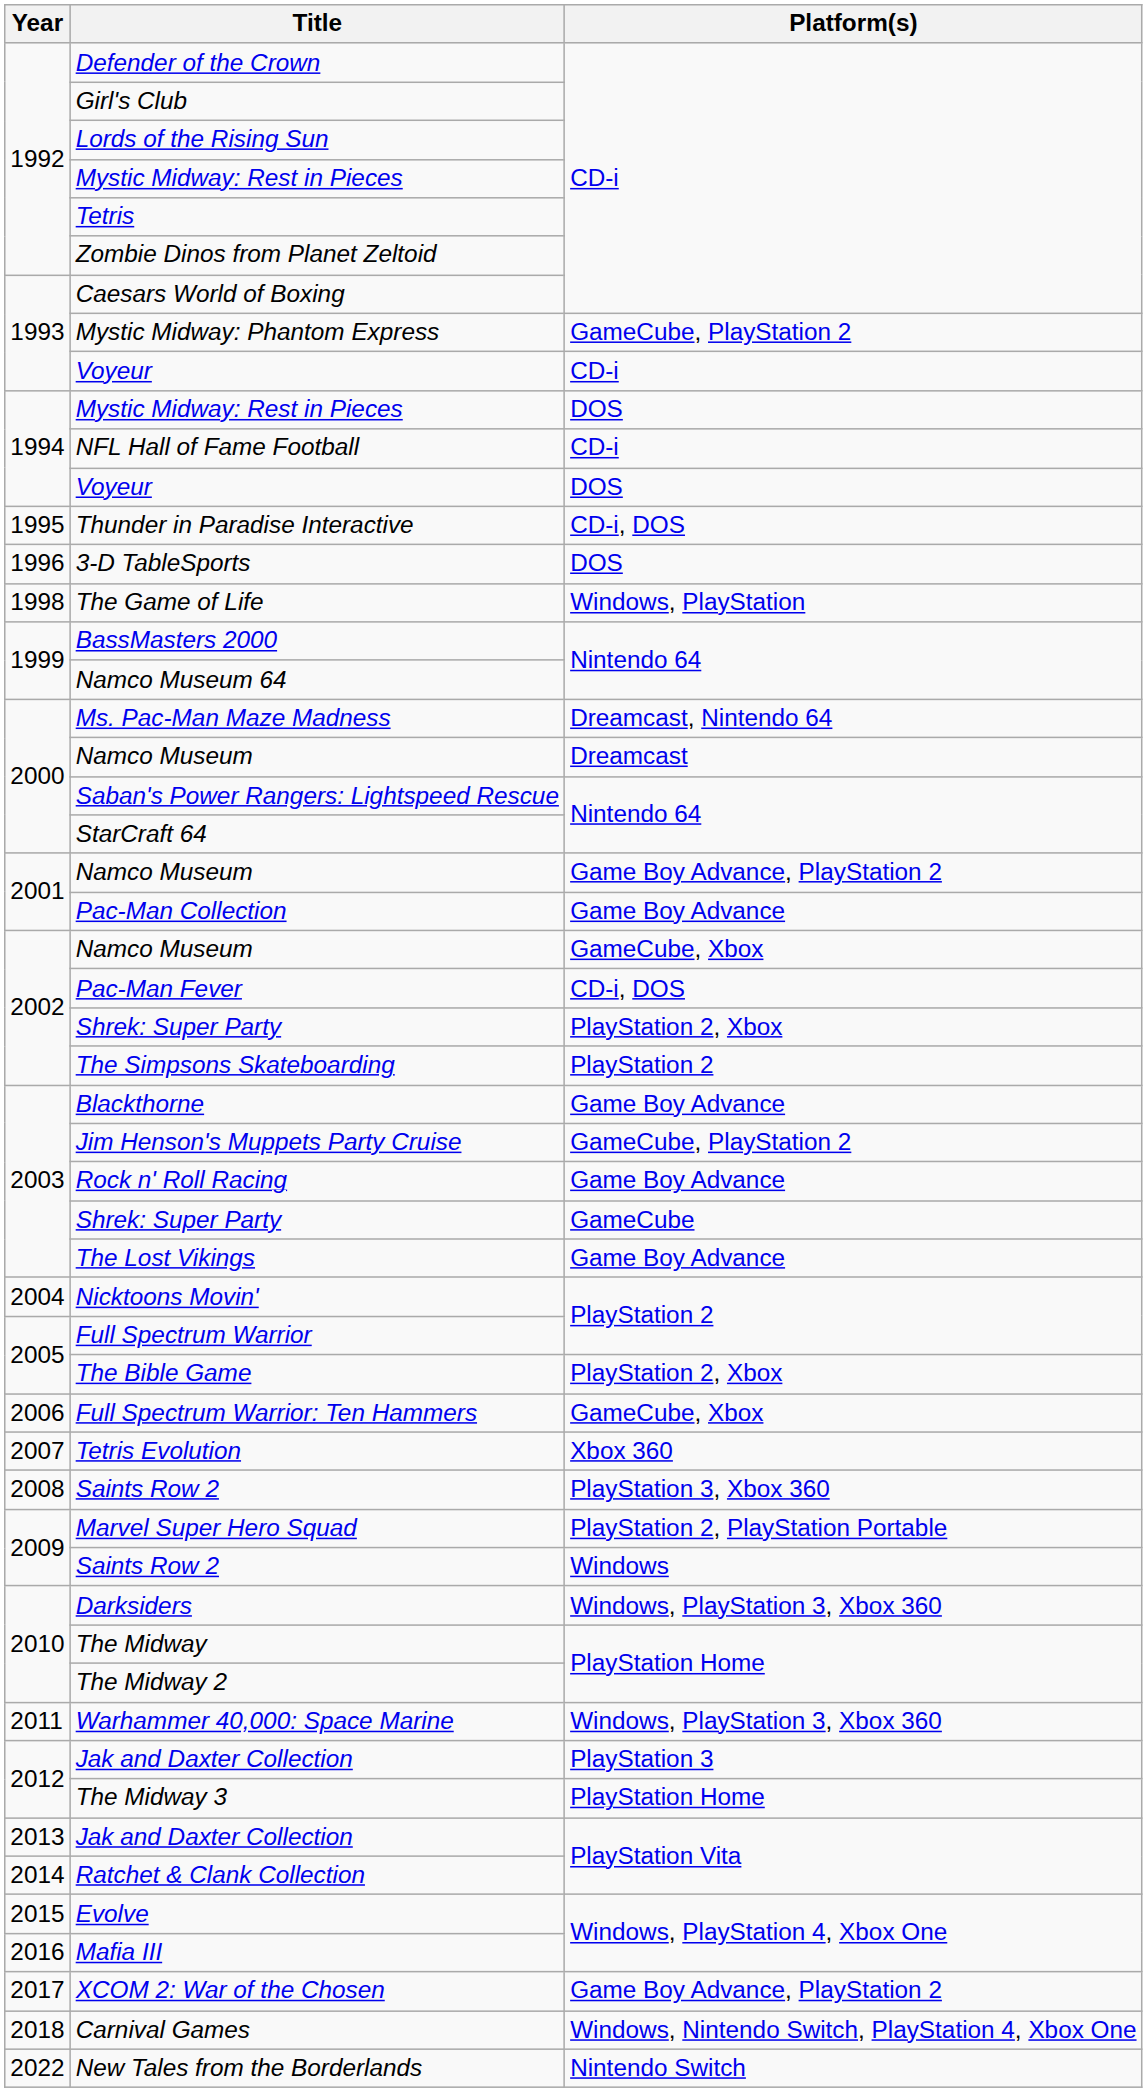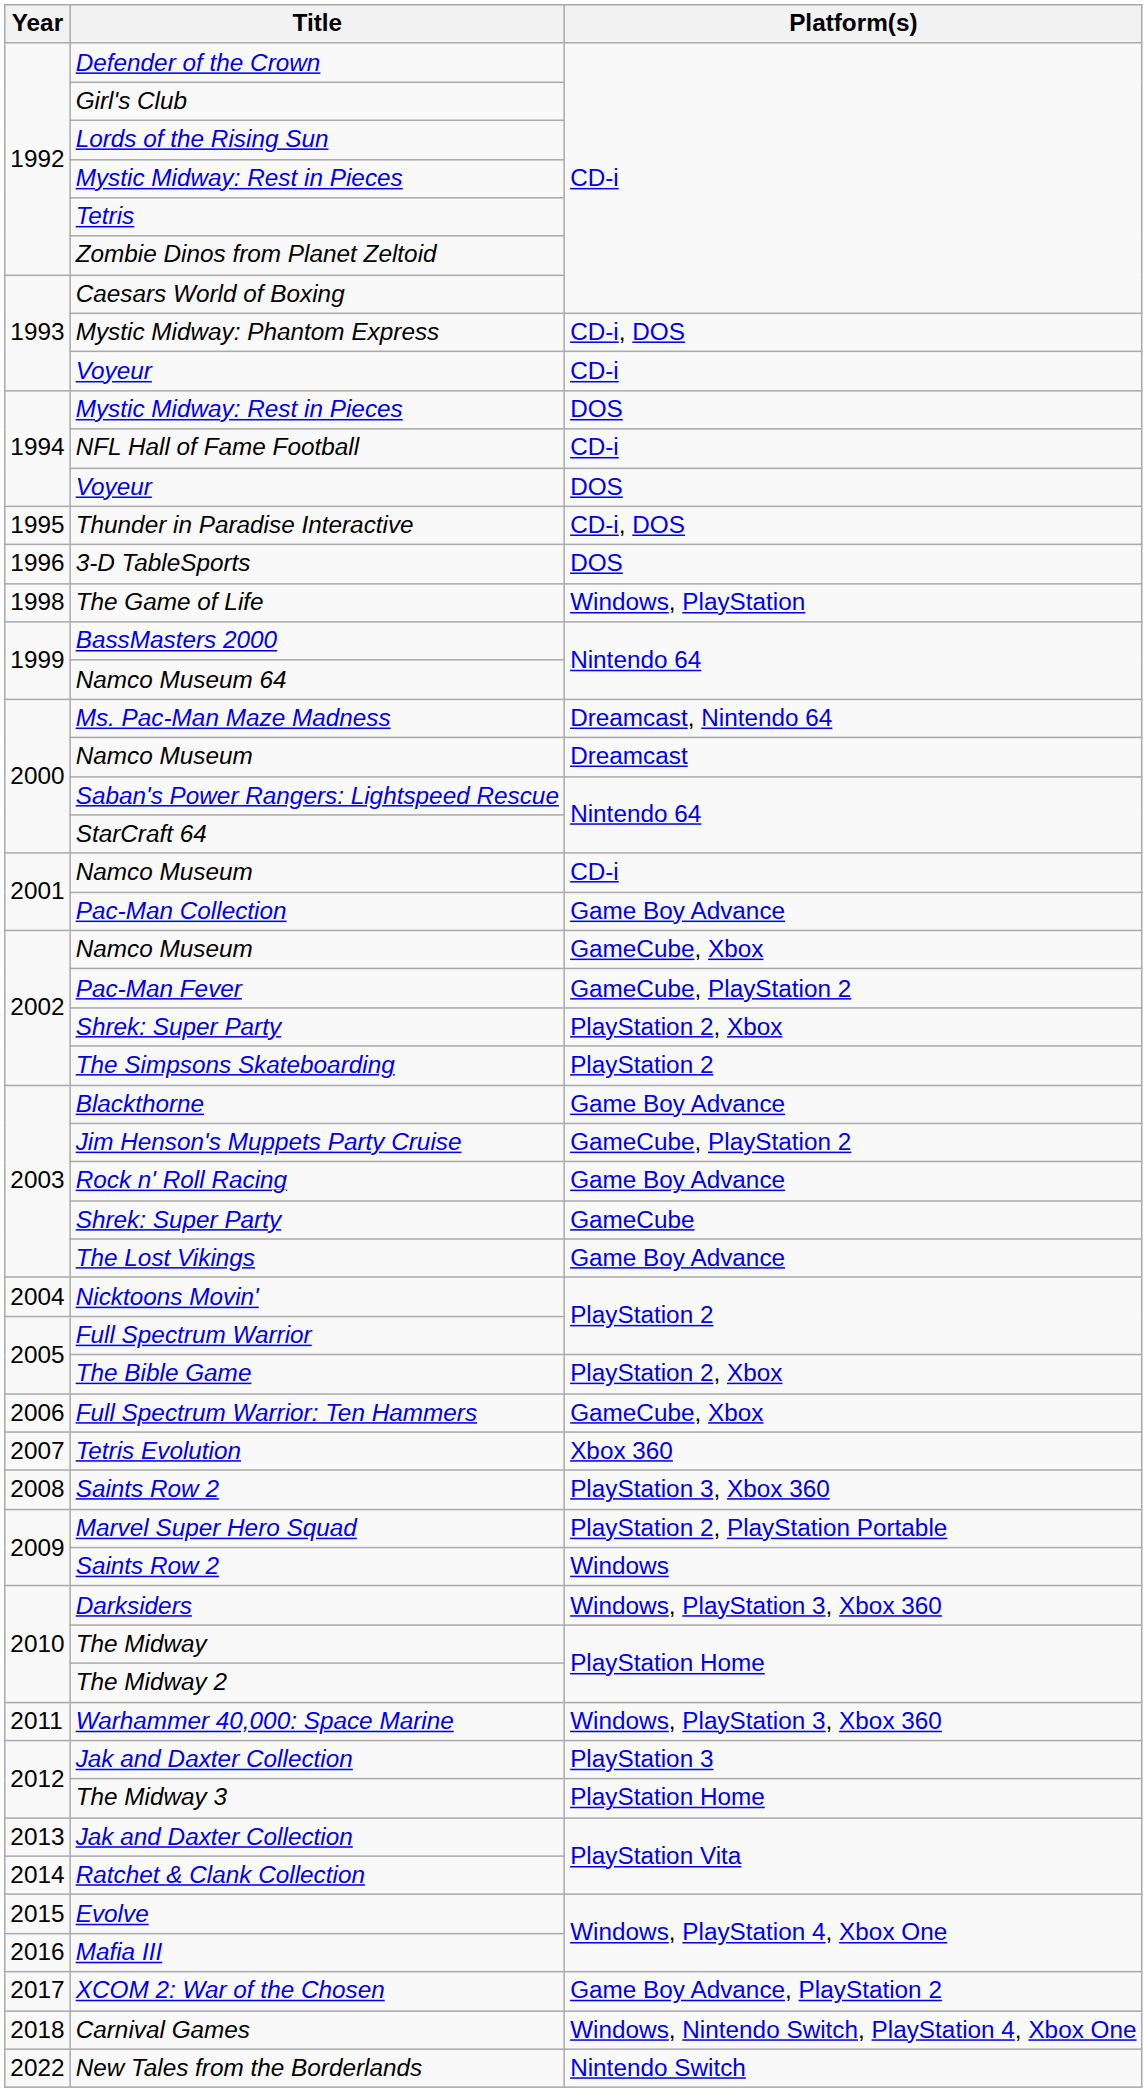(711, 332) GameCube, PlayStation 2 -> (628, 332) CD-i, DOS
(756, 872) Game Boy Advance, PlayStation 2 -> (594, 872) CD-i
(628, 988) CD-i, DOS -> (711, 988) GameCube, PlayStation 2
